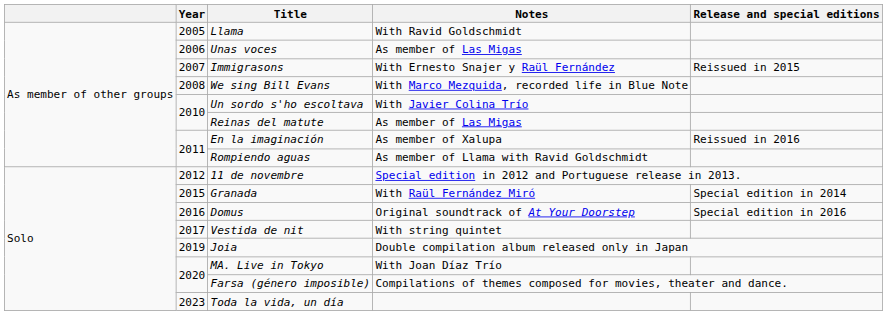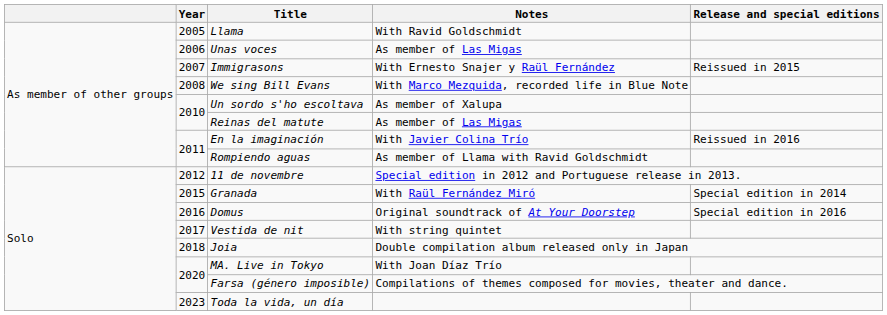(452, 103) With Javier Colina Trío -> (439, 103) As member of Xalupa
(439, 139) As member of Xalupa -> (452, 139) With Javier Colina Trío
(192, 248) 2019 -> (192, 248) 2018
